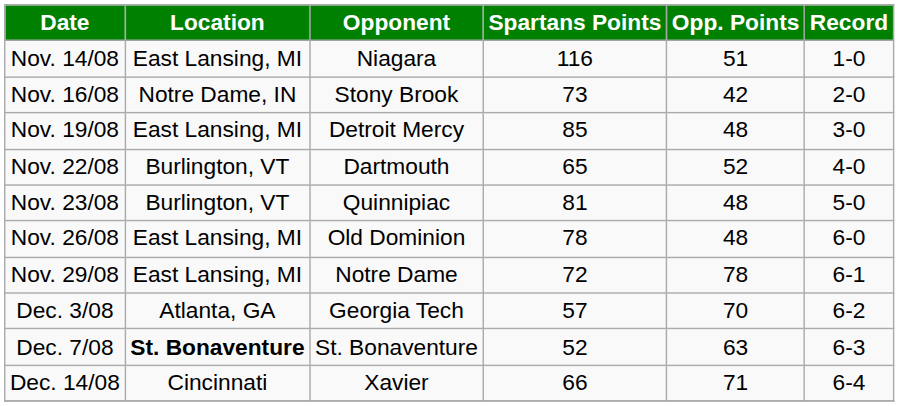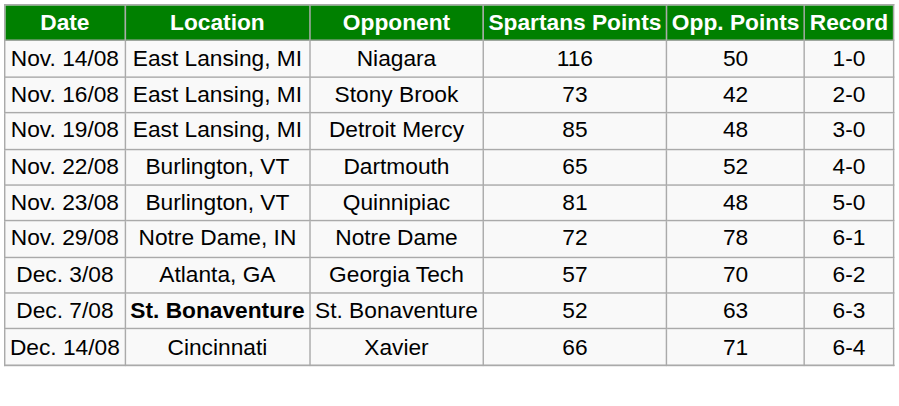(736, 58) 51 -> (736, 58) 50
(217, 94) Notre Dame, IN -> (217, 94) East Lansing, MI
- row: (65, 238)
(217, 274) East Lansing, MI -> (217, 238) Notre Dame, IN
